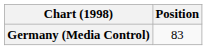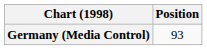(177, 34) 83 -> (177, 34) 93
